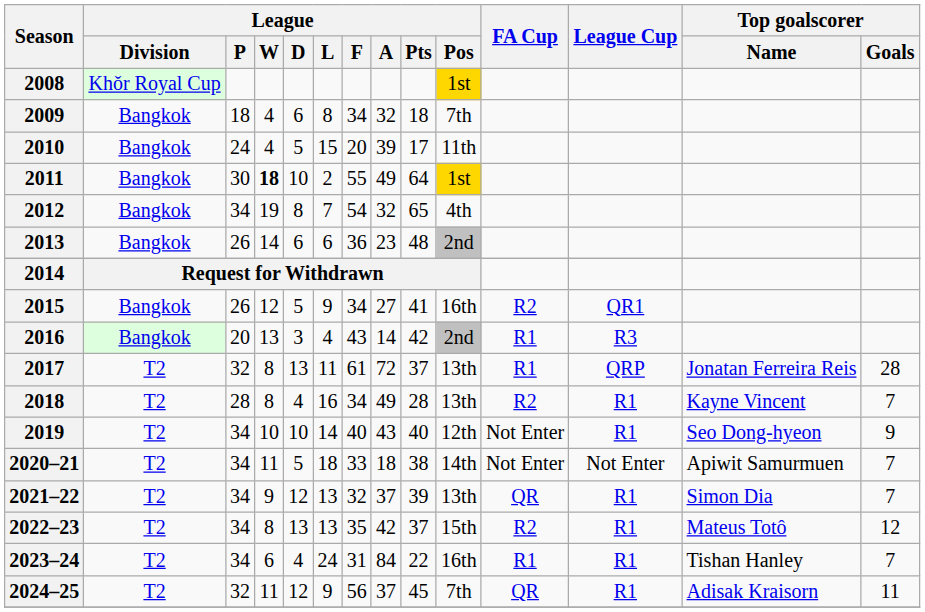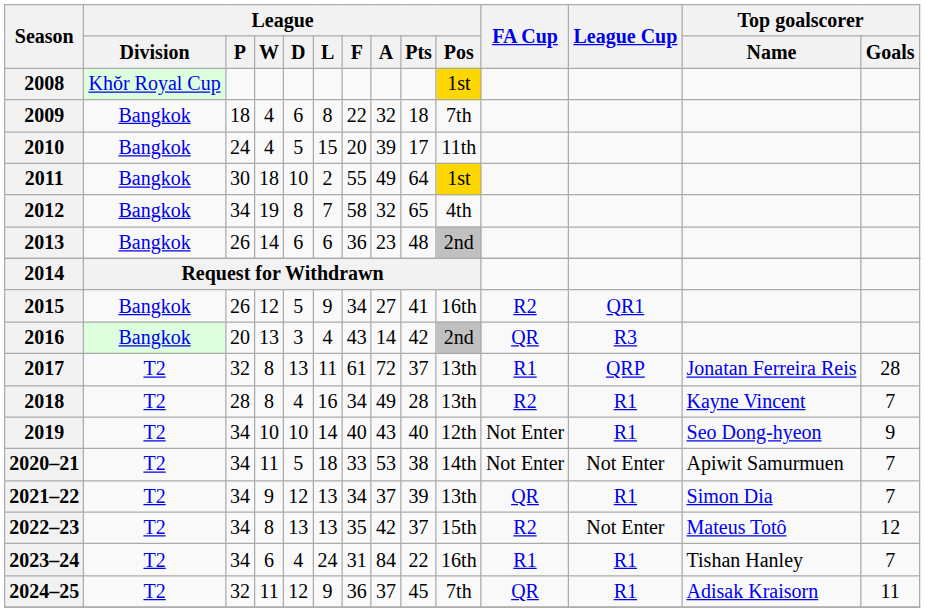(357, 115) 34 -> (357, 115) 22
(269, 178) bold -> (269, 178) normal
(357, 210) 54 -> (357, 210) 58
(525, 337) R1 -> (525, 337) QR
(386, 464) 18 -> (386, 464) 53
(357, 496) 32 -> (357, 496) 34
(625, 527) R1 -> (625, 527) Not Enter
(357, 591) 56 -> (357, 591) 36
